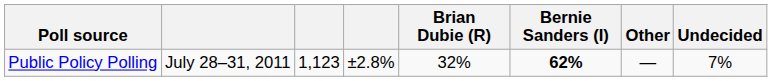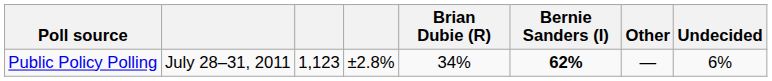(454, 62) 32% -> (454, 62) 34%
(720, 62) 7% -> (720, 62) 6%
